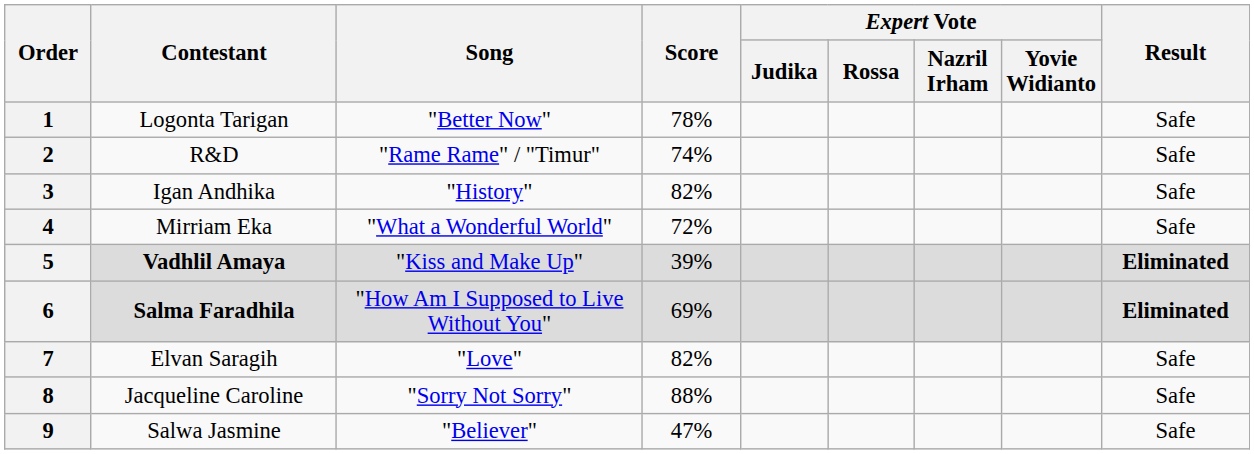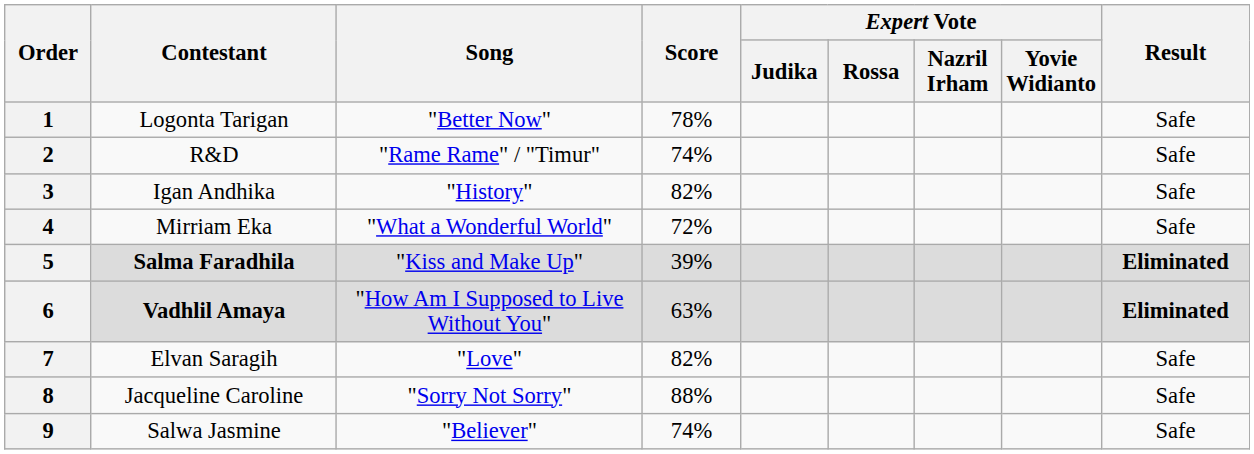(214, 262) Vadhlil Amaya -> (214, 262) Salma Faradhila
(214, 310) Salma Faradhila -> (214, 310) Vadhlil Amaya
(692, 310) 69% -> (692, 310) 63%
(692, 430) 47% -> (692, 430) 74%
